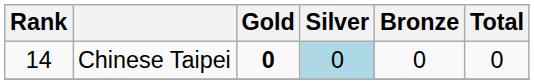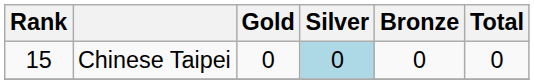(39, 60) 14 -> (39, 60) 15
(268, 60) bold -> (268, 60) normal
